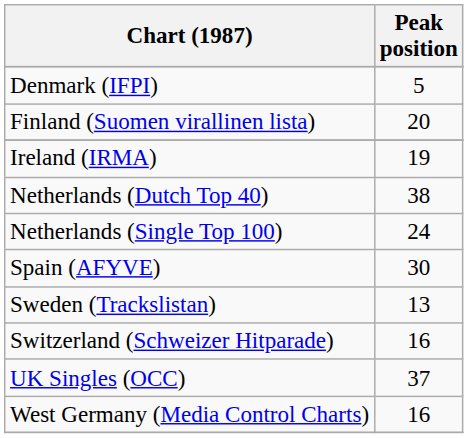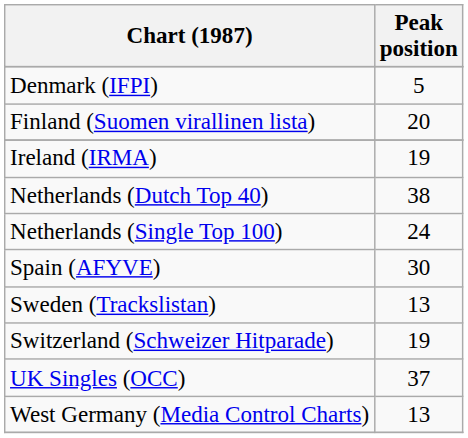(419, 341) 16 -> (419, 341) 19
(419, 414) 16 -> (419, 414) 13
